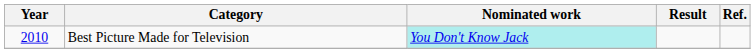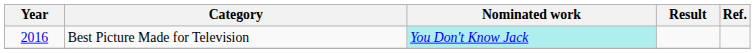(34, 37) 2010 -> (34, 37) 2016
